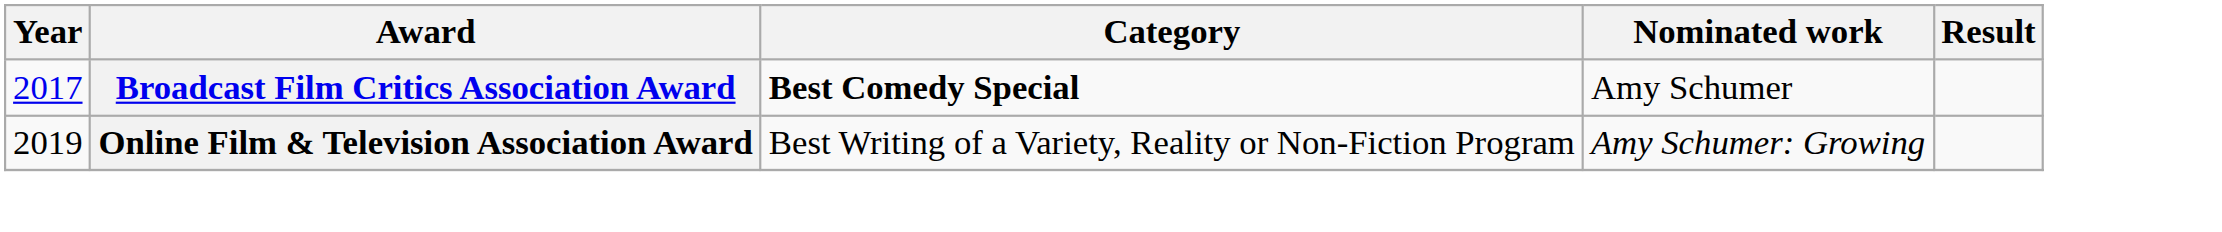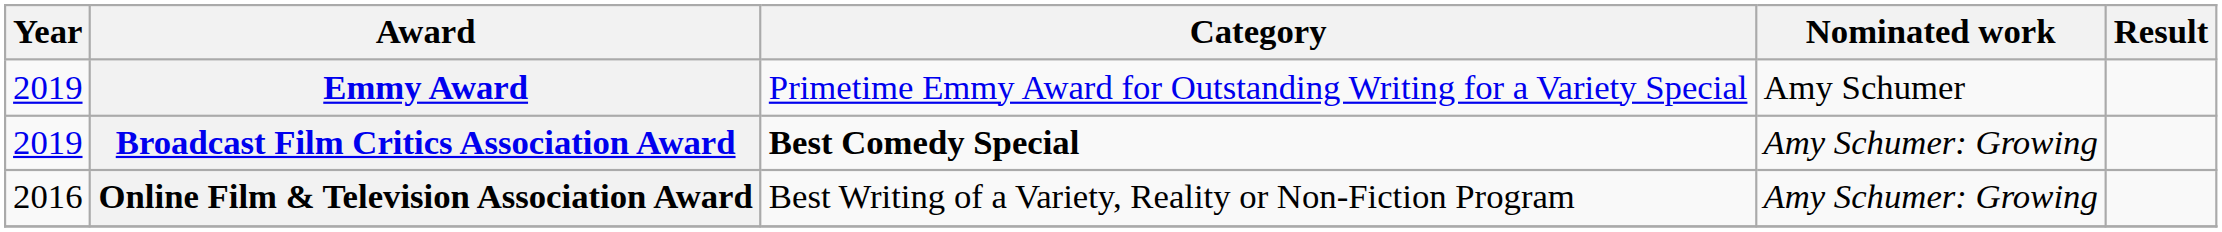+ row: (426, 87)
(48, 87) 2017 -> (48, 142) 2019
(1692, 87) Amy Schumer -> (1931, 142) Amy Schumer: Growing
(48, 142) 2019 -> (48, 197) 2016
